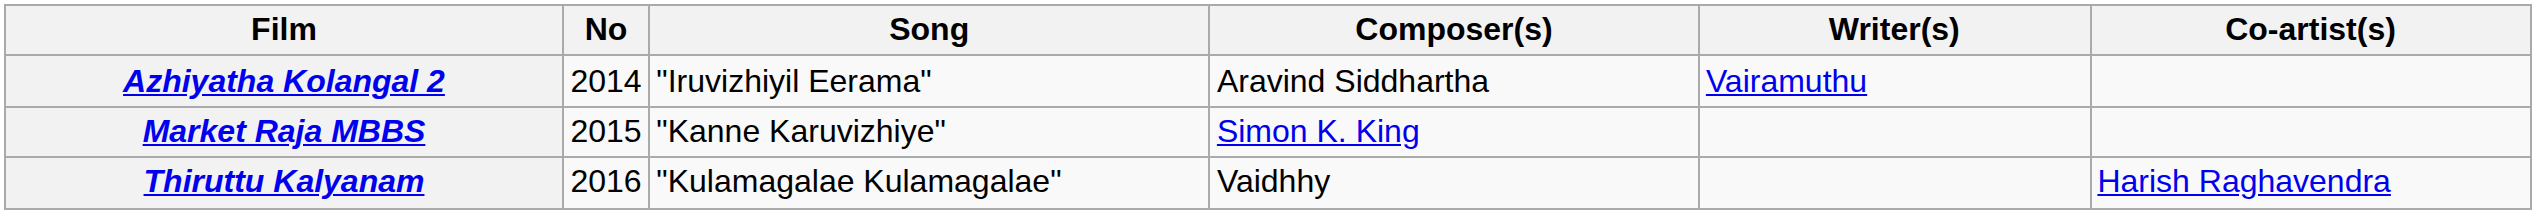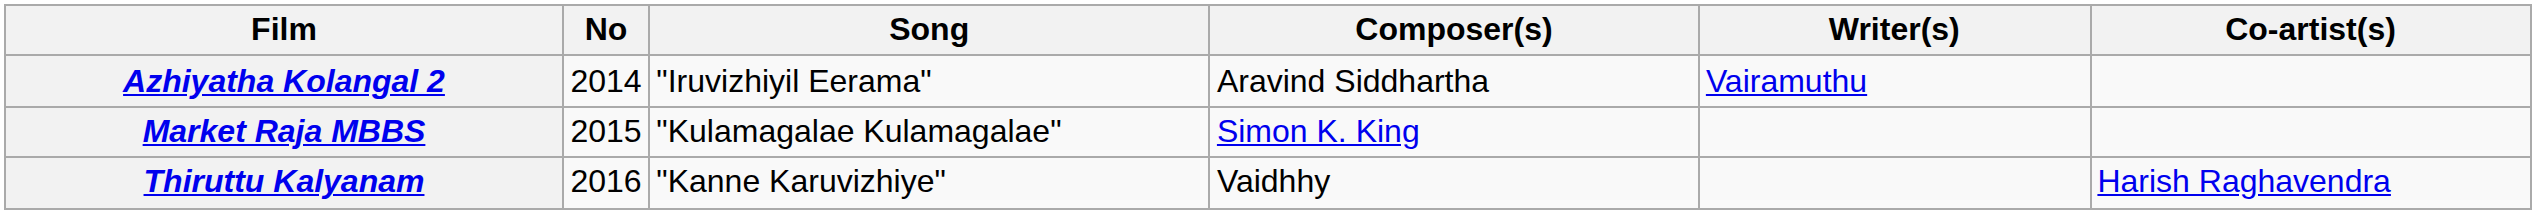(801, 131) "Kanne Karuvizhiye" -> (859, 131) "Kulamagalae Kulamagalae"
(859, 182) "Kulamagalae Kulamagalae" -> (801, 182) "Kanne Karuvizhiye"
